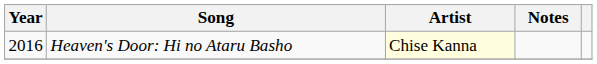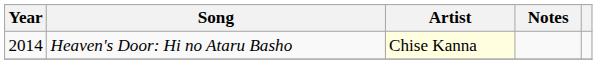(26, 45) 2016 -> (26, 45) 2014
